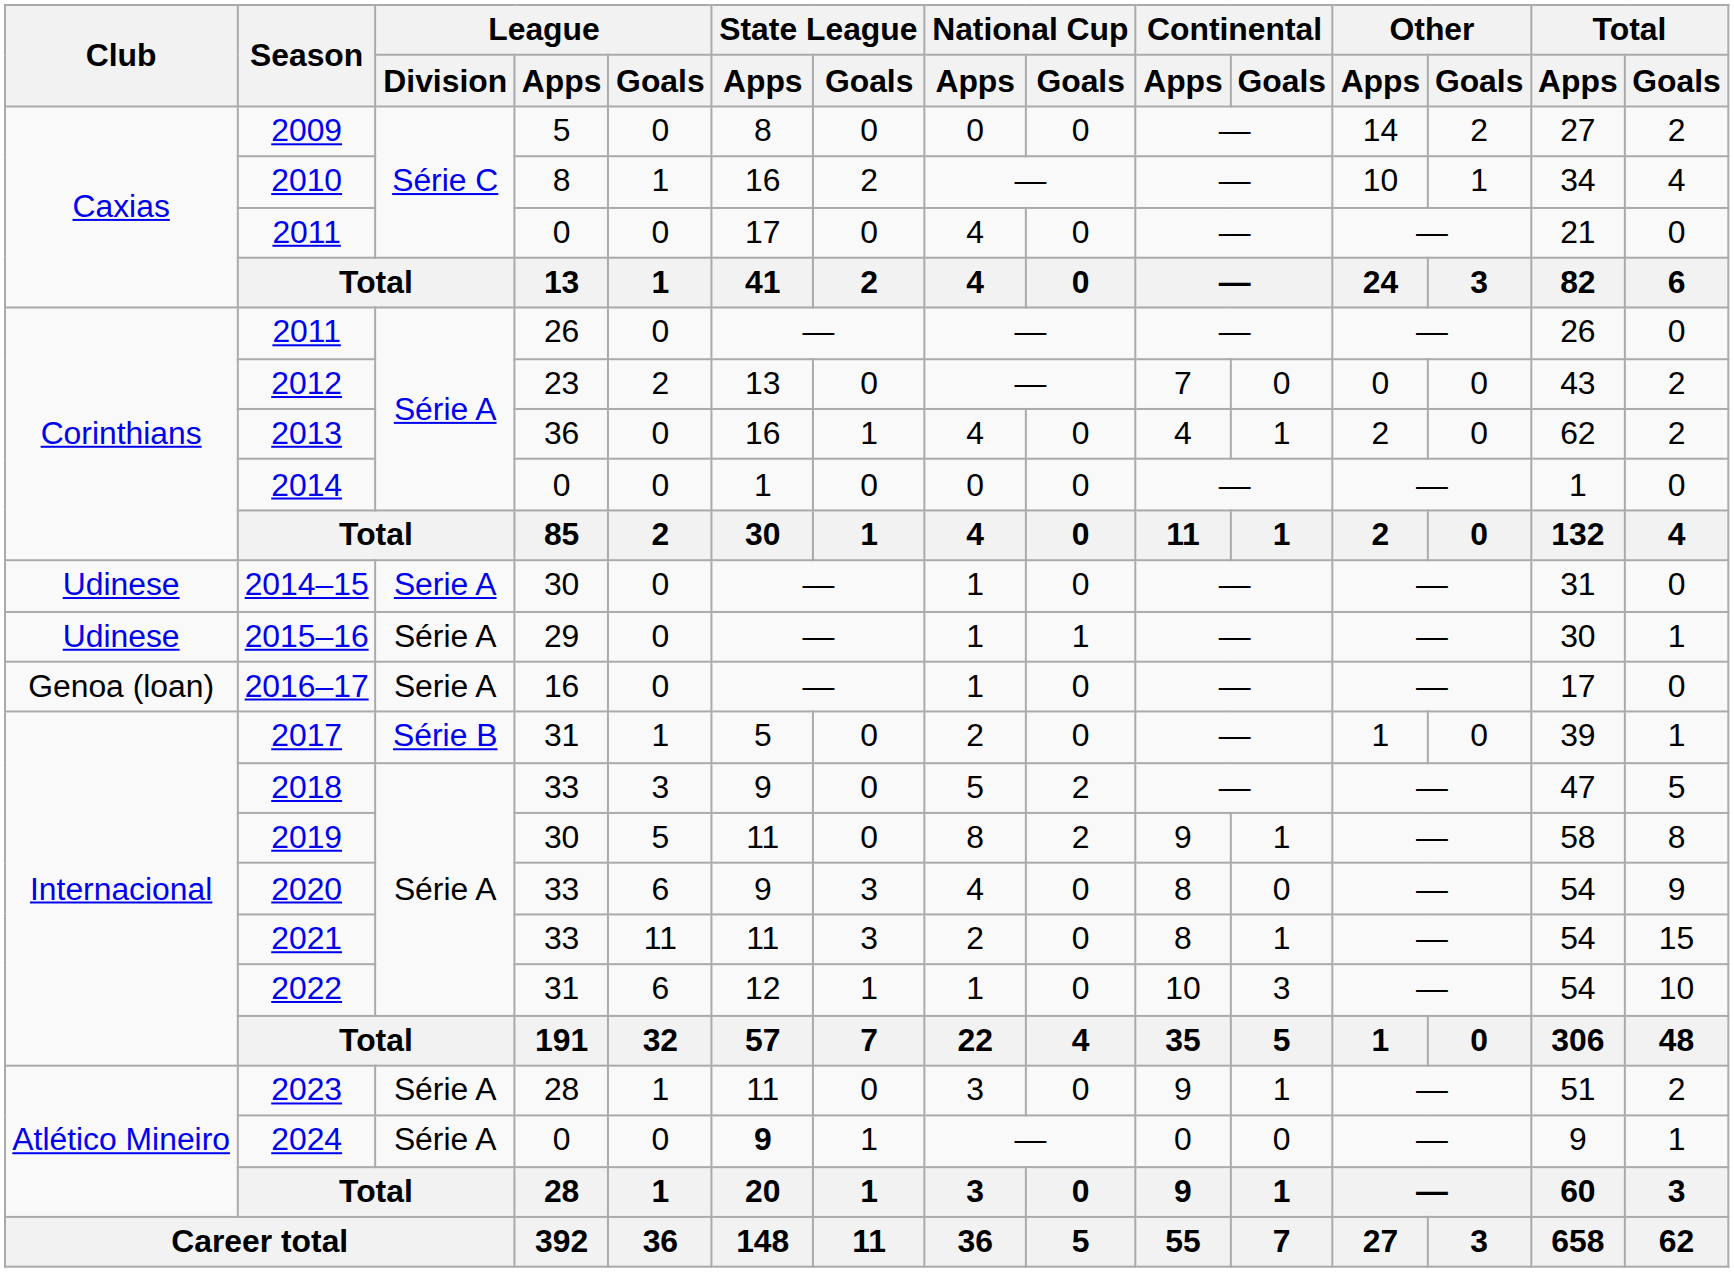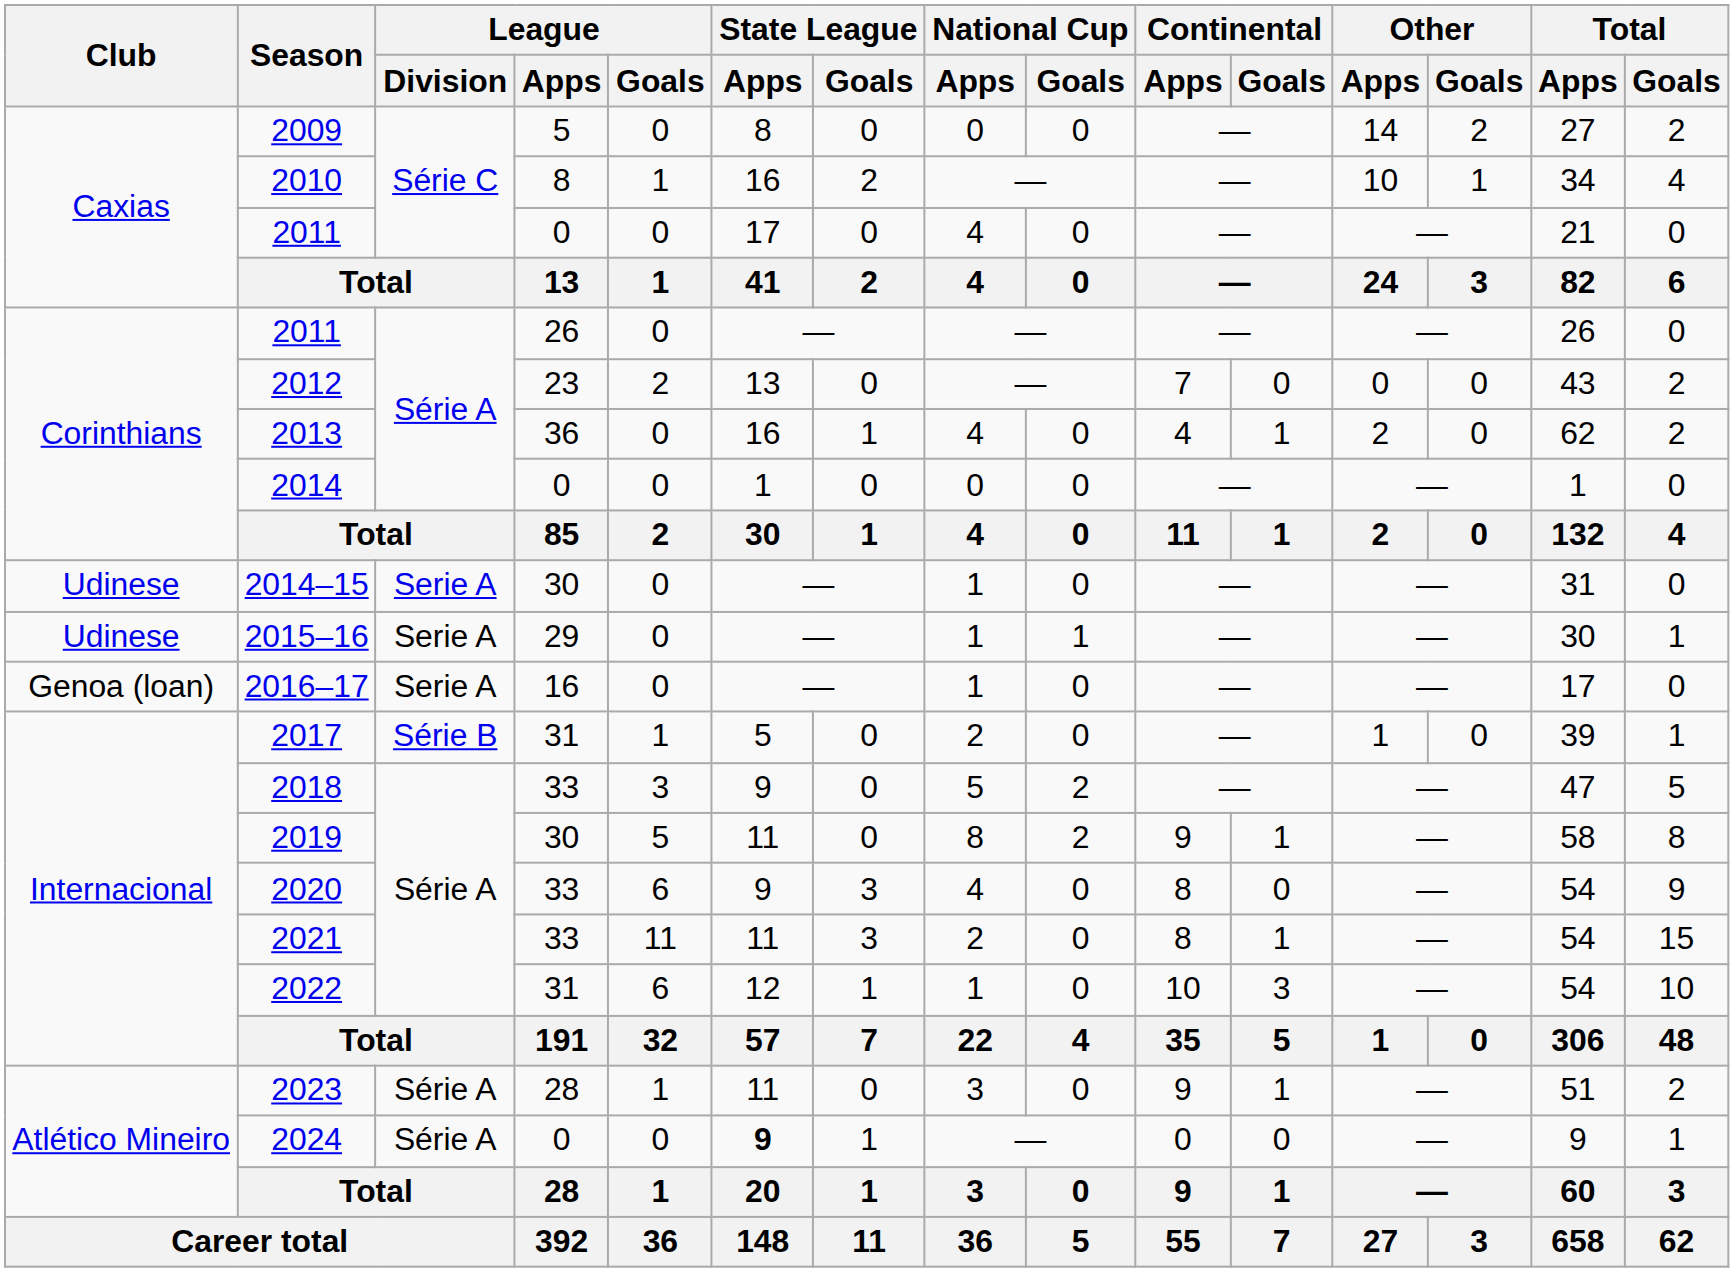(445, 635) Série A -> (445, 635) Serie A
